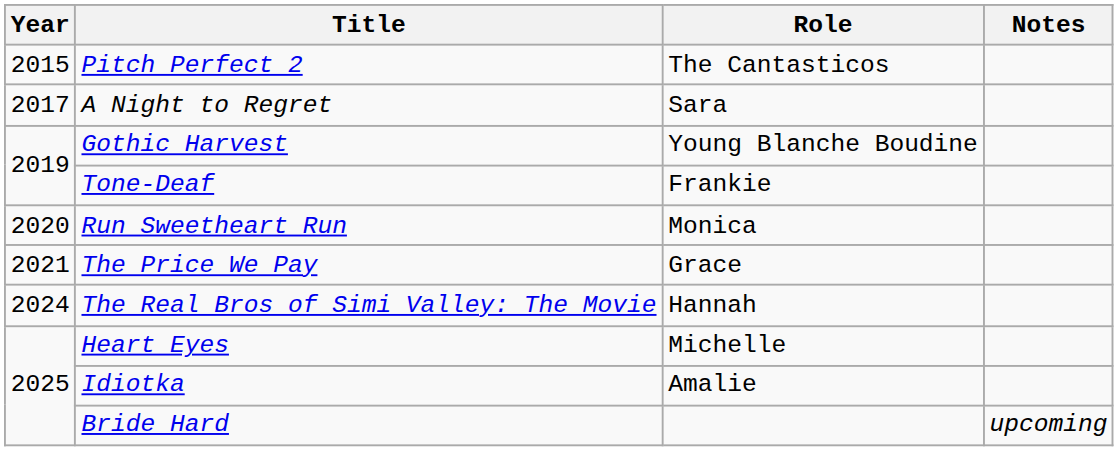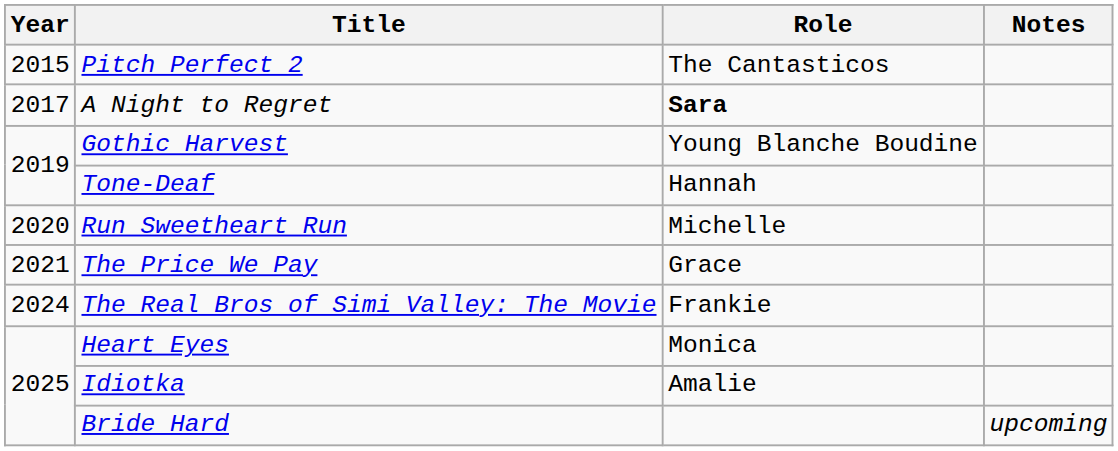(698, 105) normal -> (698, 105) bold
(720, 185) Frankie -> (712, 185) Hannah
(712, 225) Monica -> (727, 225) Michelle
(712, 305) Hannah -> (720, 305) Frankie
(727, 345) Michelle -> (712, 345) Monica
